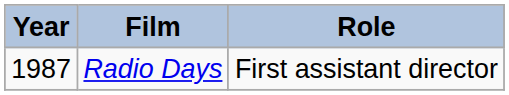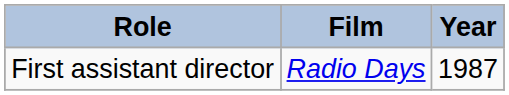columns swapped: (41, 26) <-> (366, 26)
